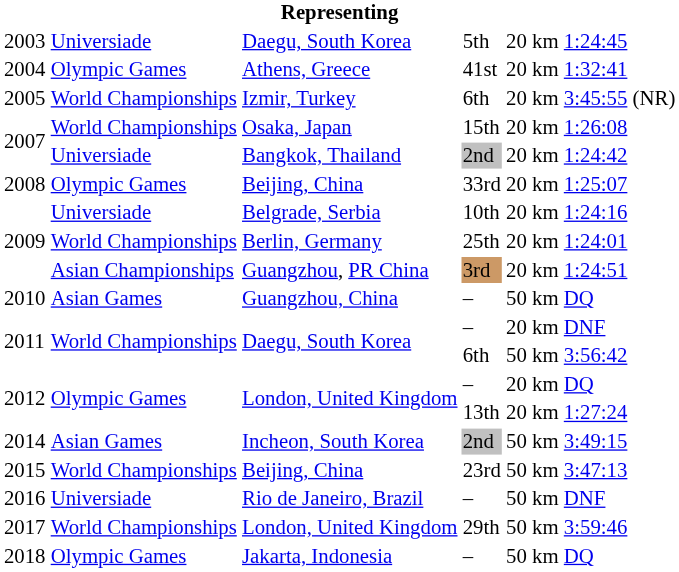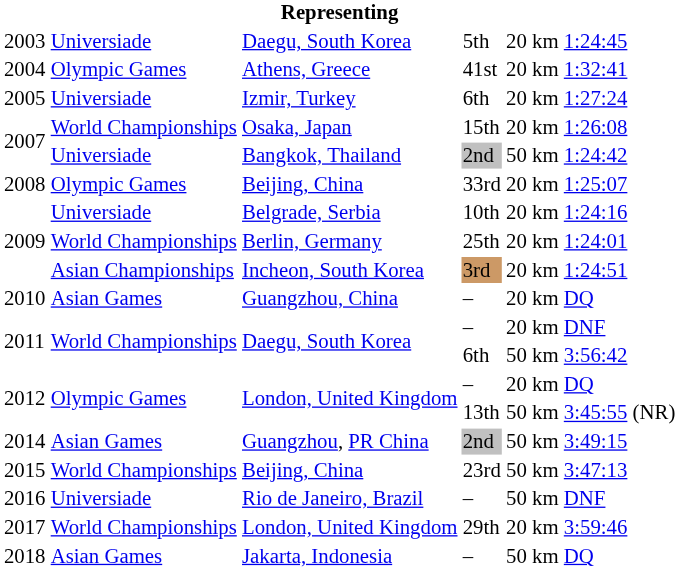(144, 98) World Championships -> (101, 98) Universiade
(620, 98) 3:45:55 (NR) -> (596, 98) 1:27:24
(532, 155) 20 km -> (532, 155) 50 km
(335, 269) Guangzhou, PR China -> (333, 269) Incheon, South Korea
(532, 298) 50 km -> (532, 298) 20 km
(532, 412) 20 km -> (532, 412) 50 km
(596, 412) 1:27:24 -> (620, 412) 3:45:55 (NR)
(333, 441) Incheon, South Korea -> (335, 441) Guangzhou, PR China
(532, 527) 50 km -> (532, 527) 20 km
(119, 555) Olympic Games -> (106, 555) Asian Games
